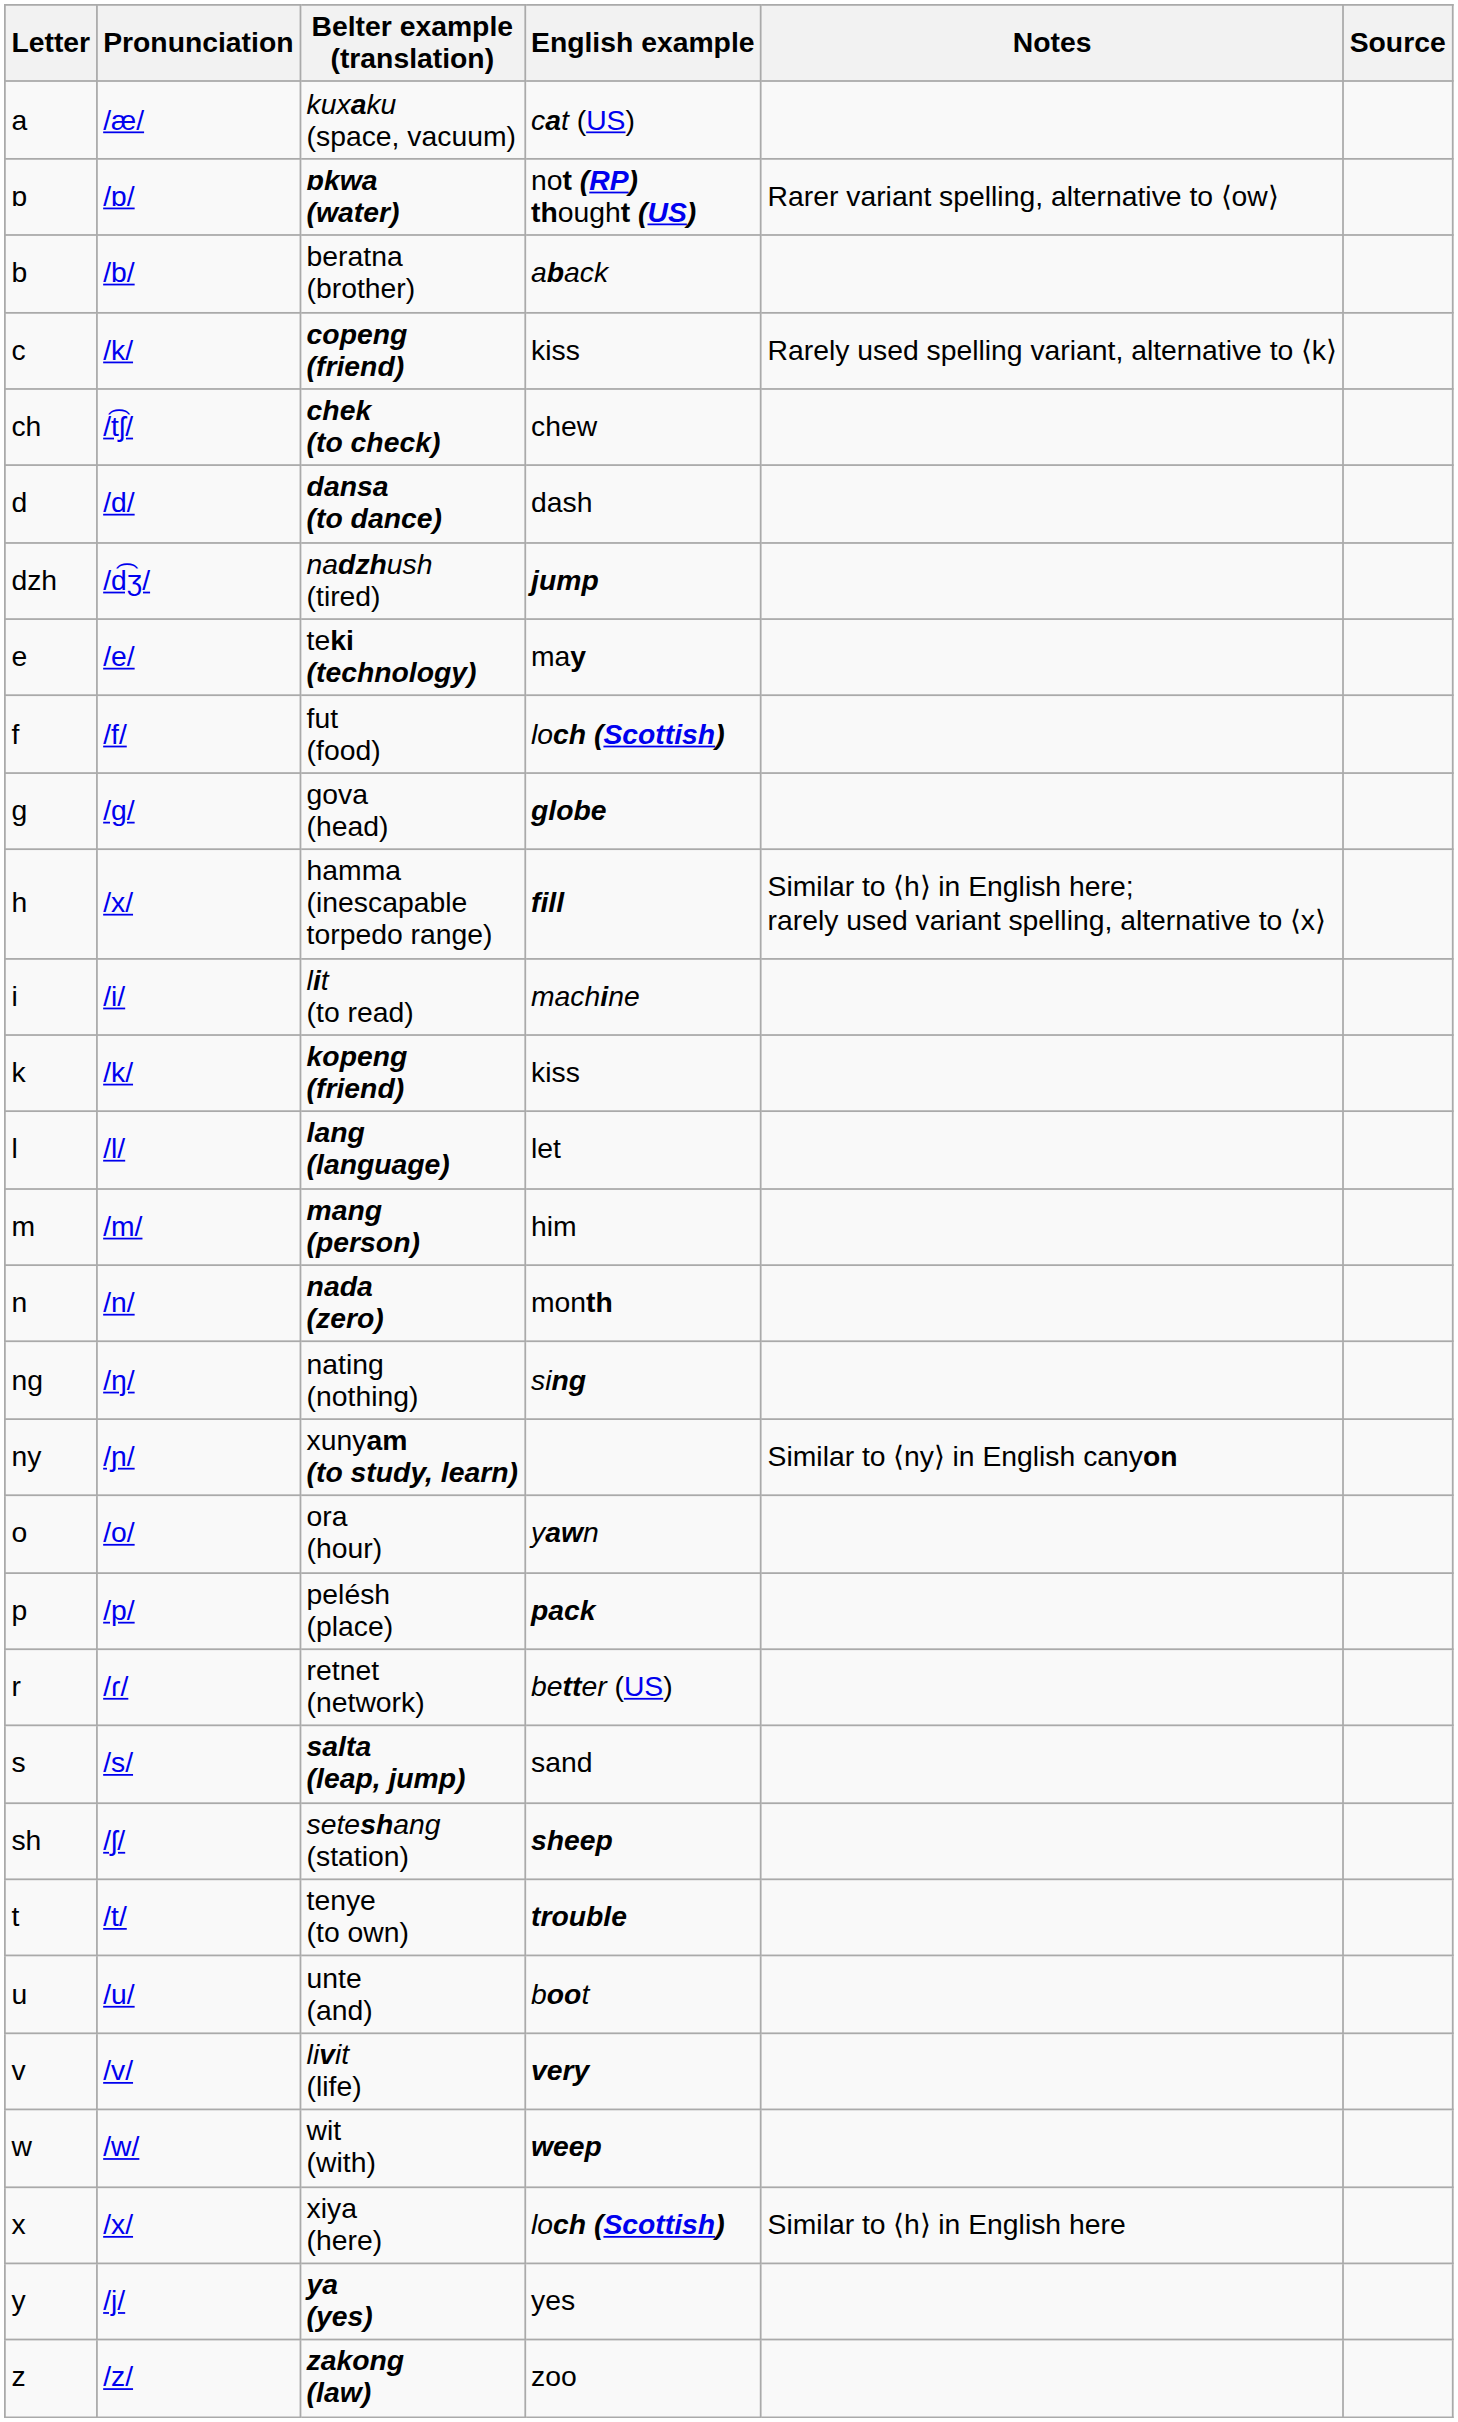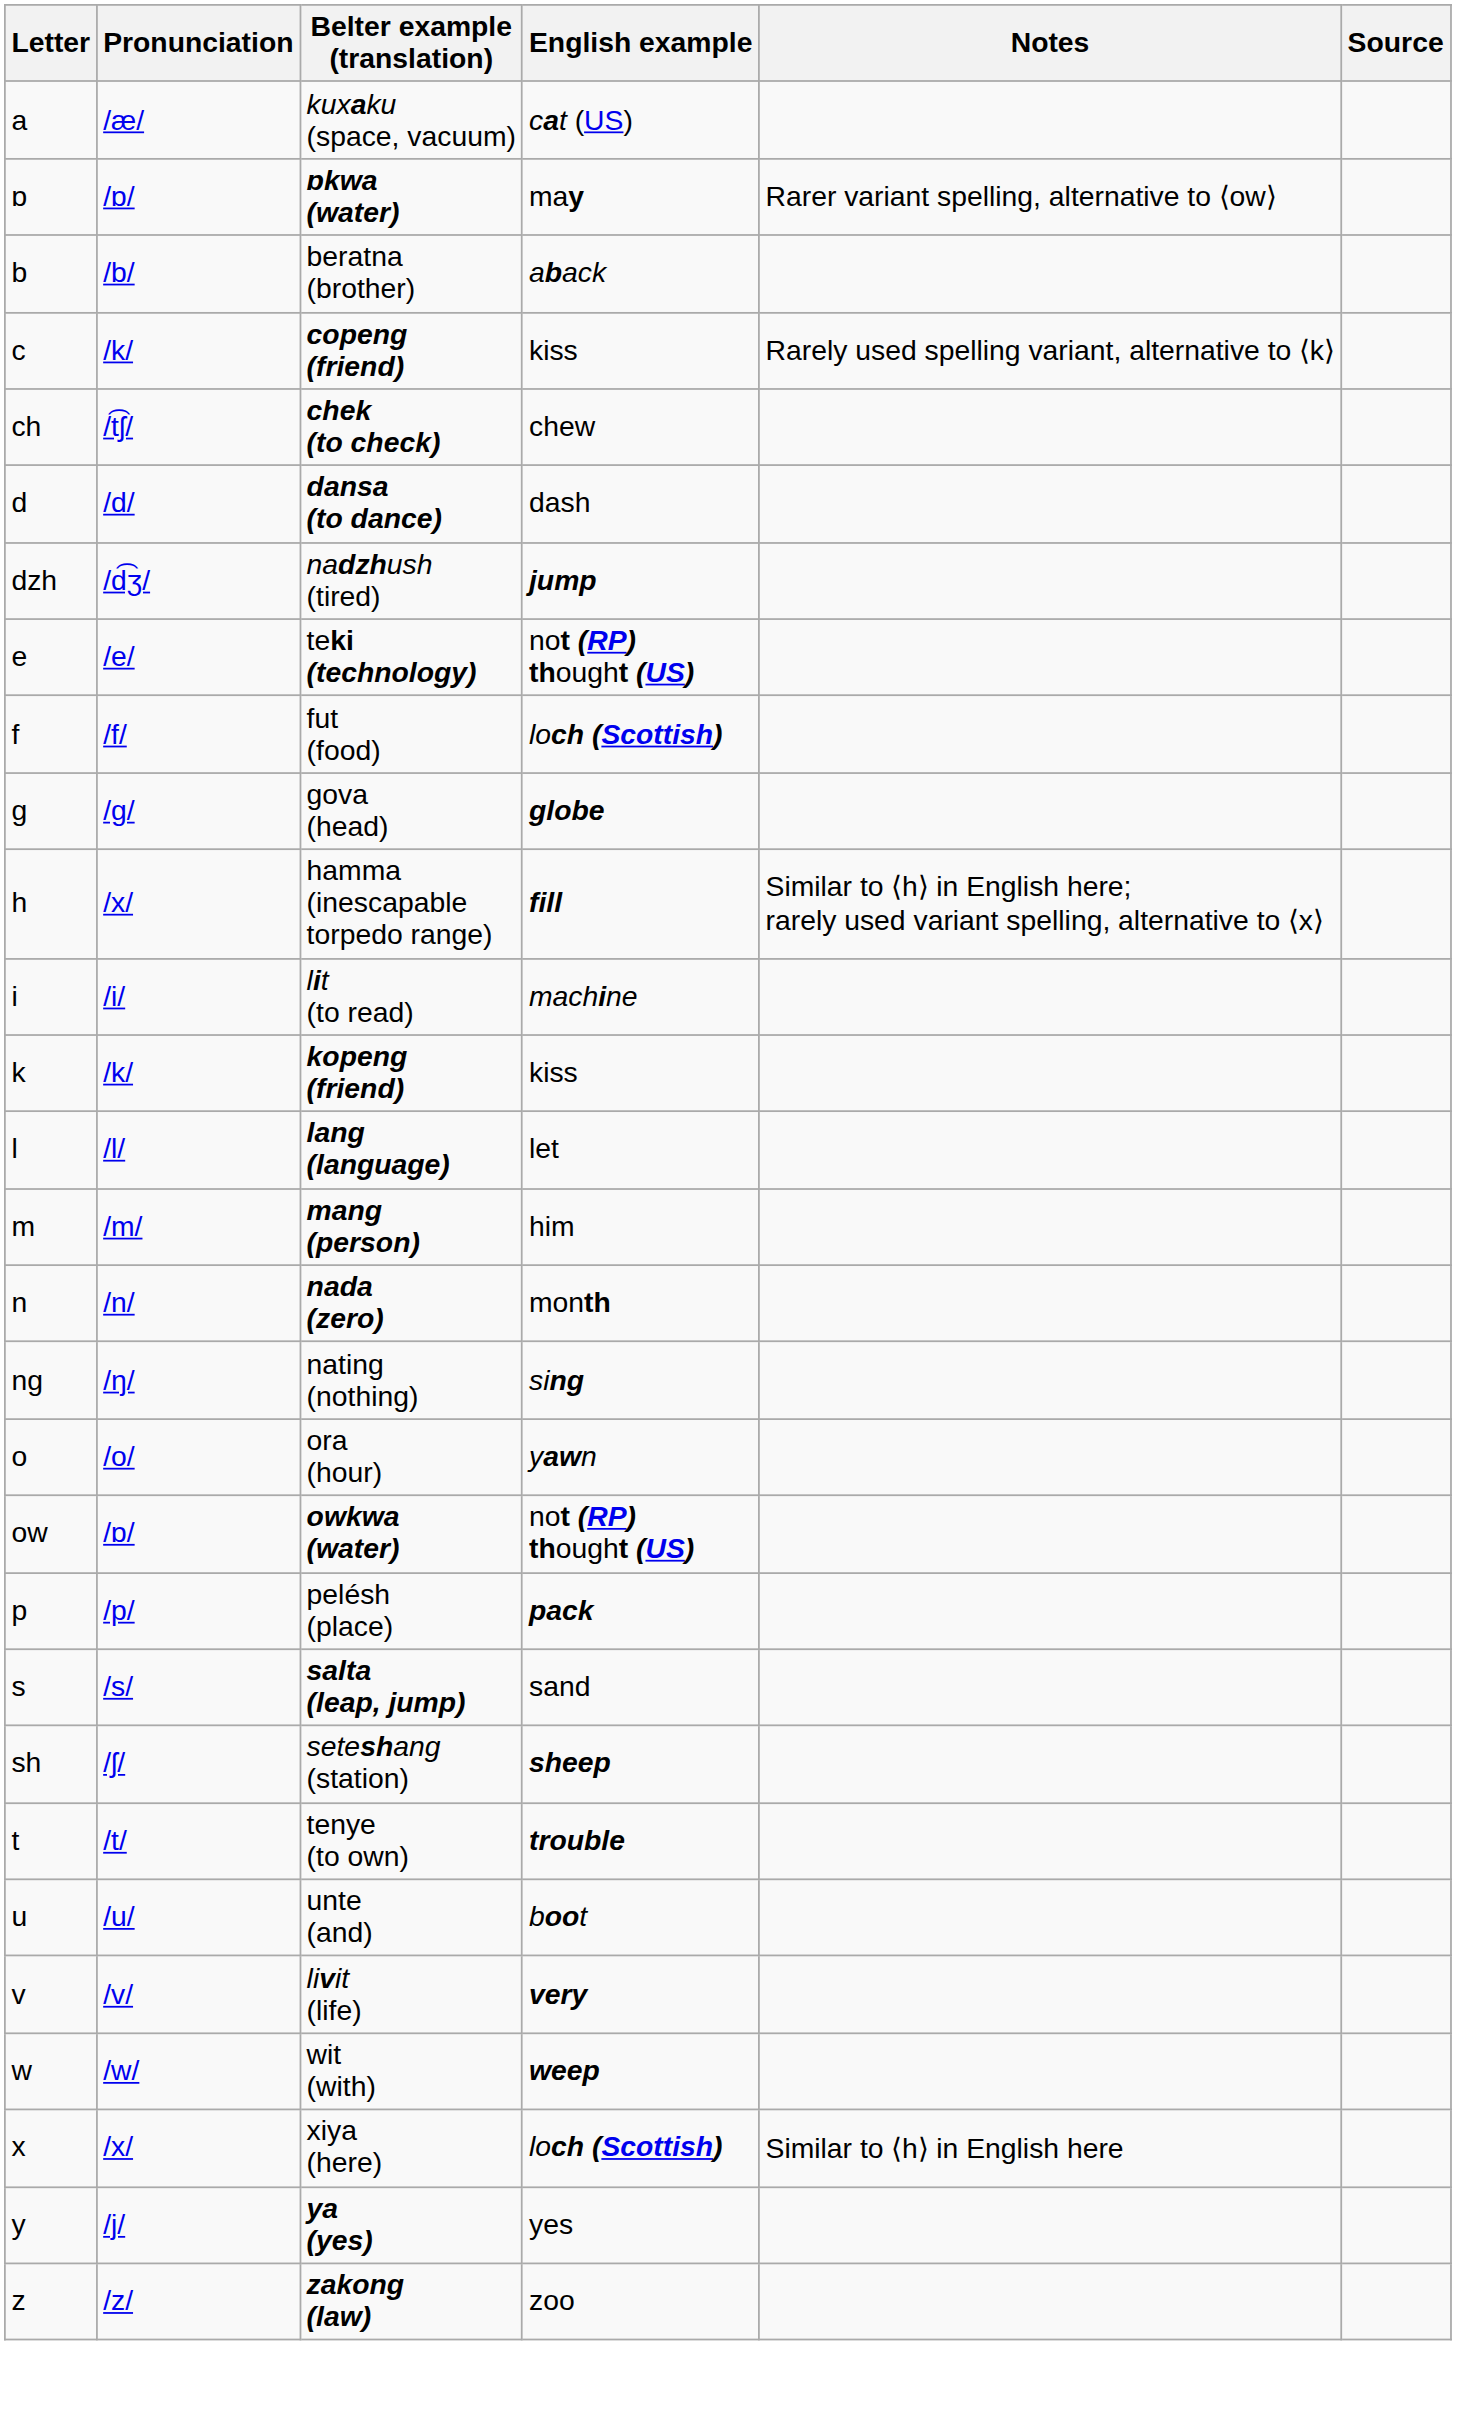(614, 196) not (RP) thought (US) -> (557, 196) may
(559, 657) may -> (612, 657) not (RP) thought (US)
- row: (412, 1456)
+ row: (353, 1533)
- row: (366, 1686)
